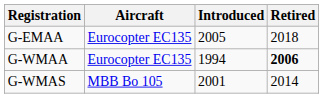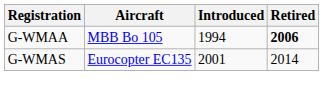- row: (35, 37)
(140, 59) Eurocopter EC135 -> (125, 37) MBB Bo 105
(125, 81) MBB Bo 105 -> (140, 59) Eurocopter EC135
